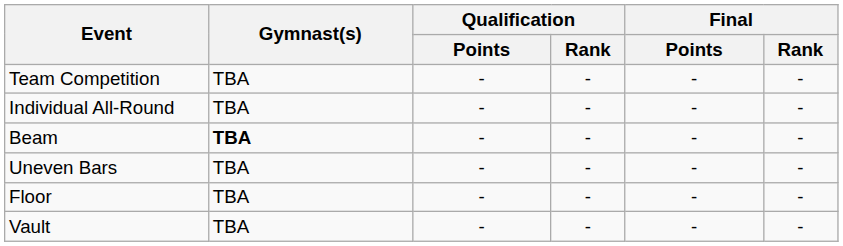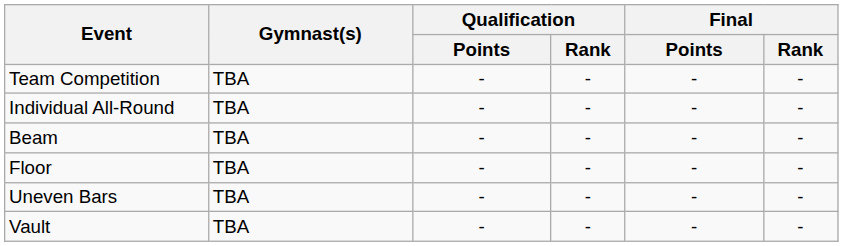(232, 138) bold -> (231, 138) normal
rows swapped: (30, 197) <-> (63, 168)
